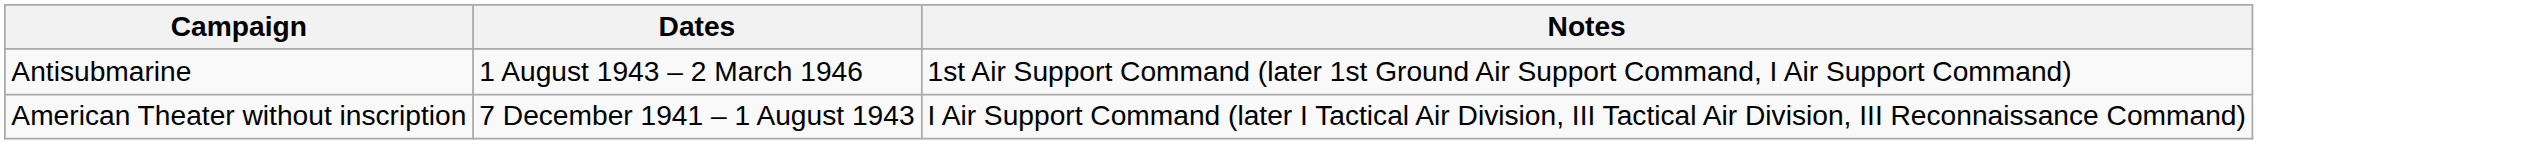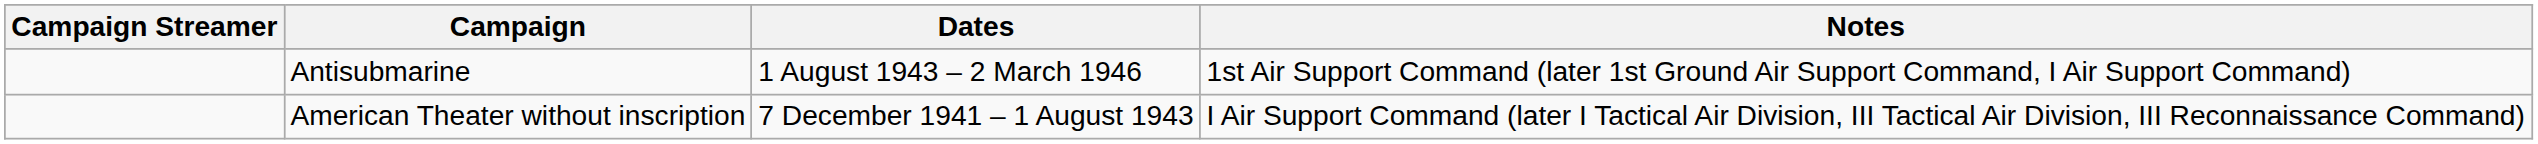+ column: (144, 26)
